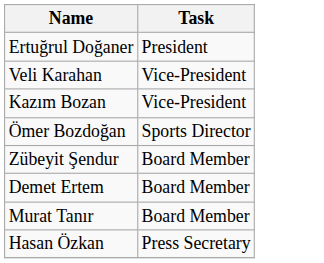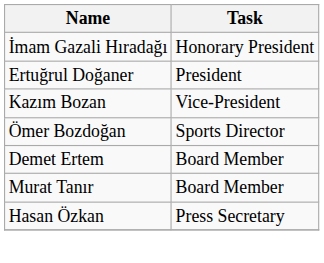+ row: (88, 46)
- row: (55, 74)
- row: (64, 159)
